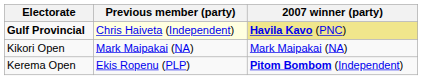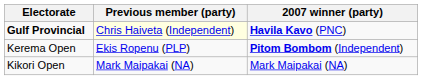(298, 30) khaki background -> (298, 30) no background
rows swapped: (41, 65) <-> (36, 48)
